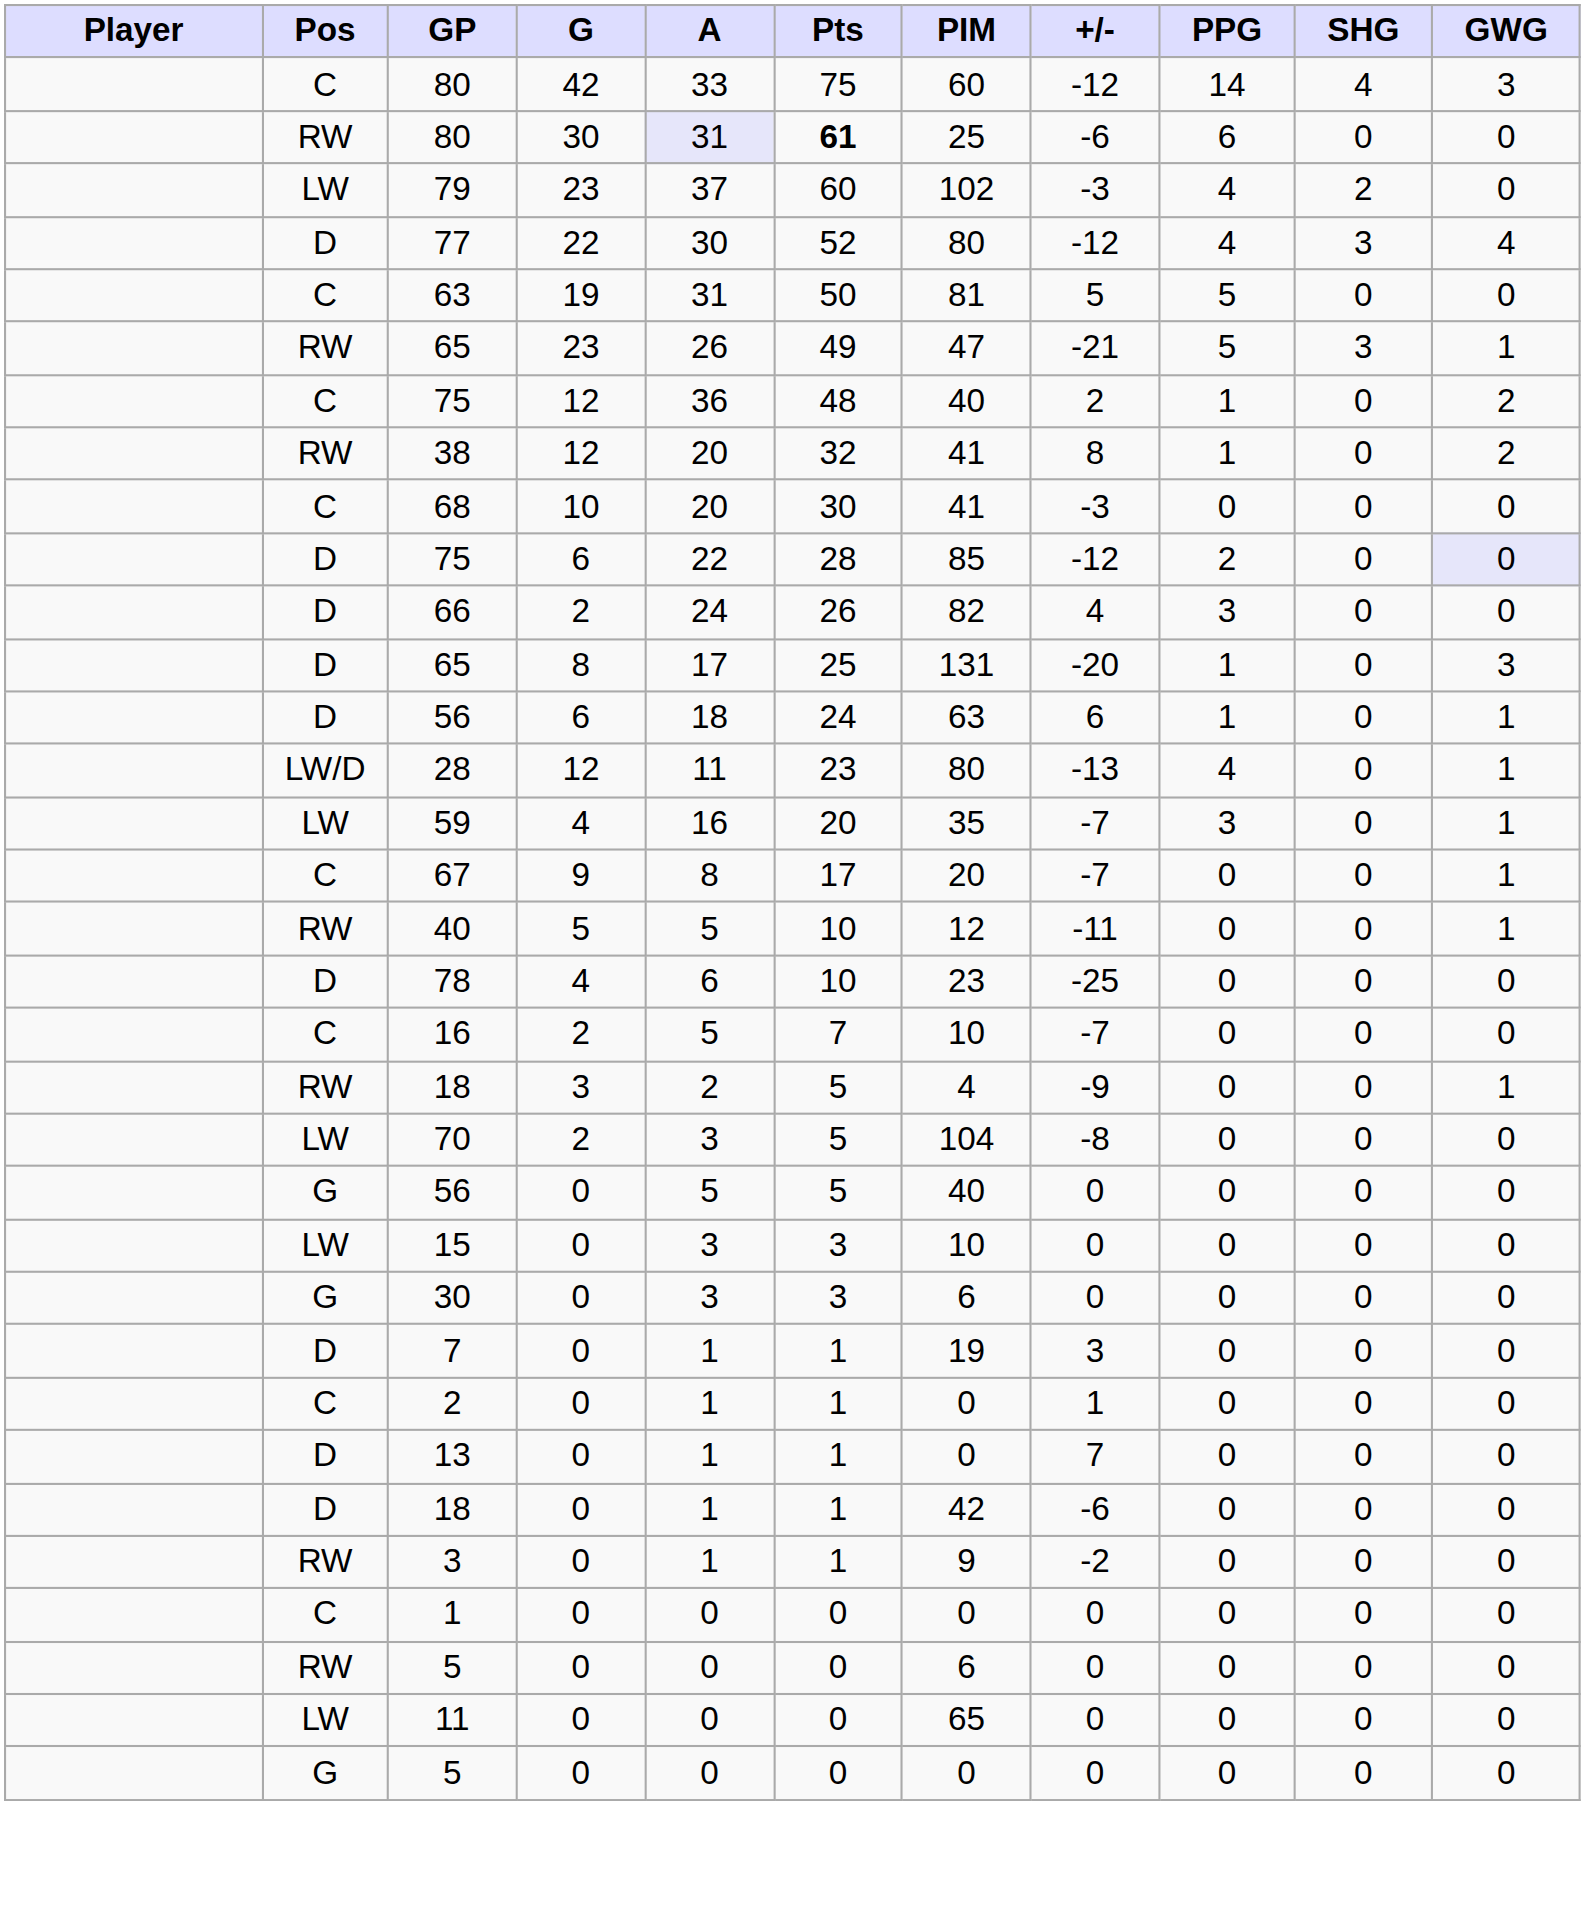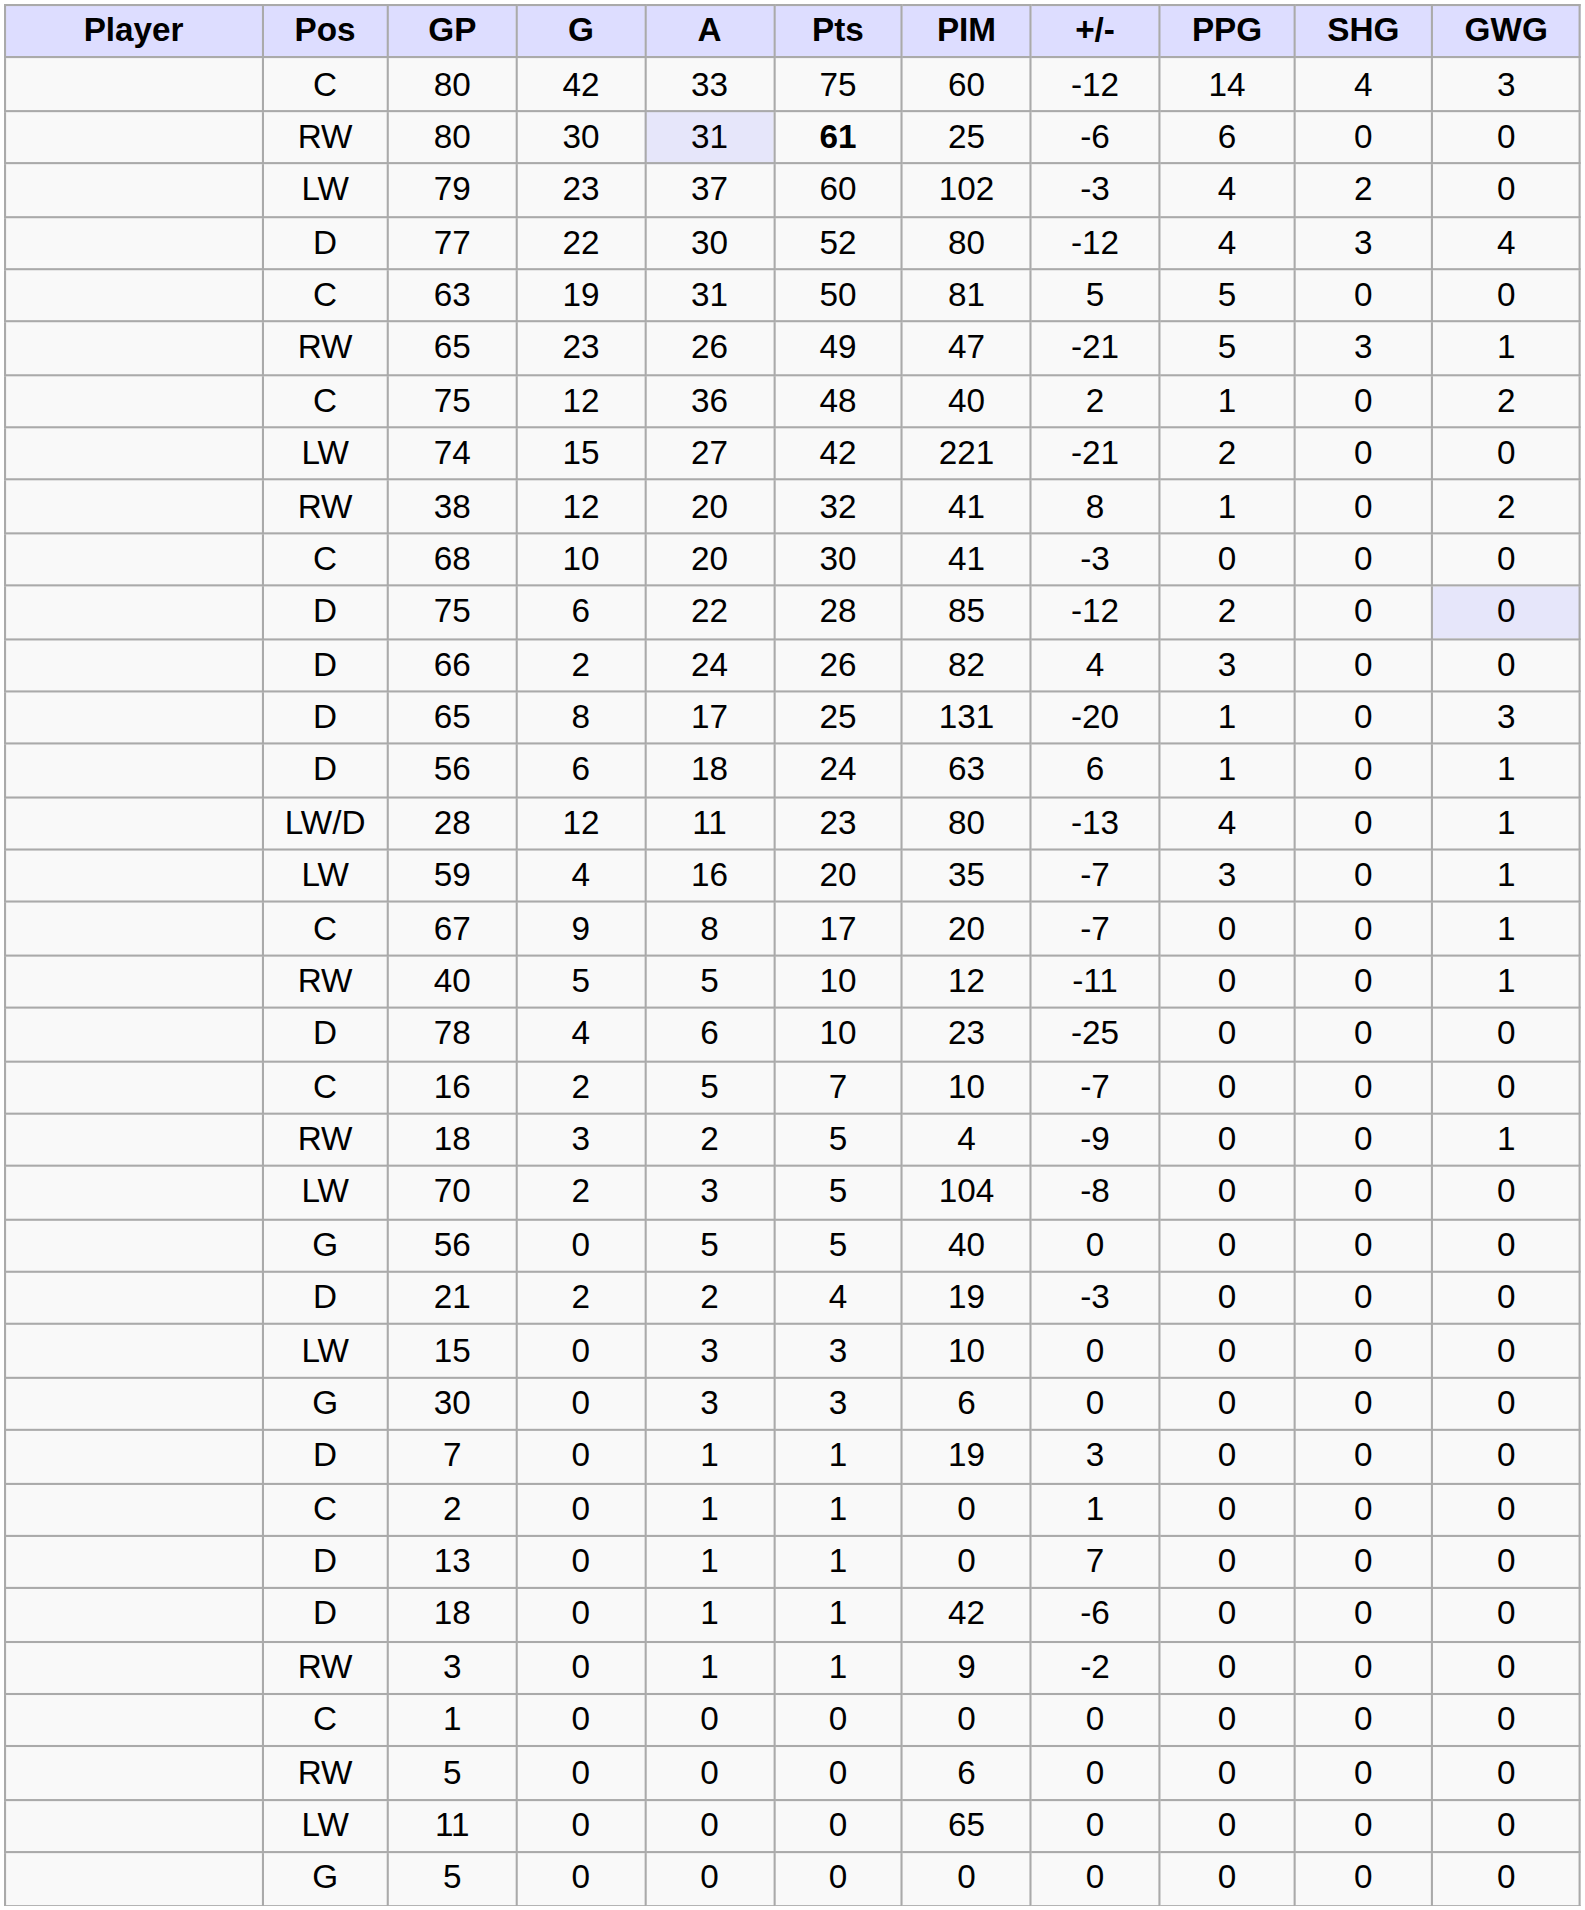+ row: (325, 453)
+ row: (325, 1297)
